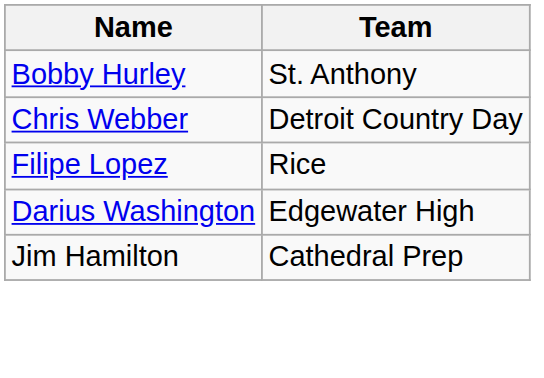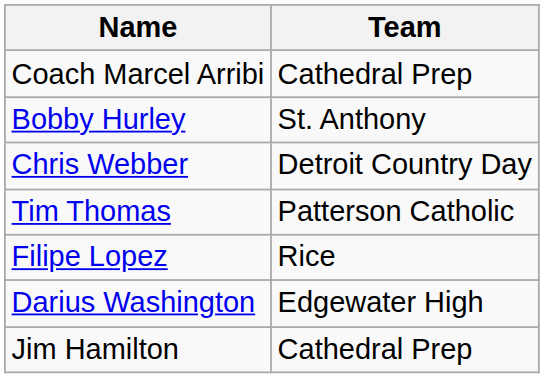+ row: (138, 73)
+ row: (91, 211)
